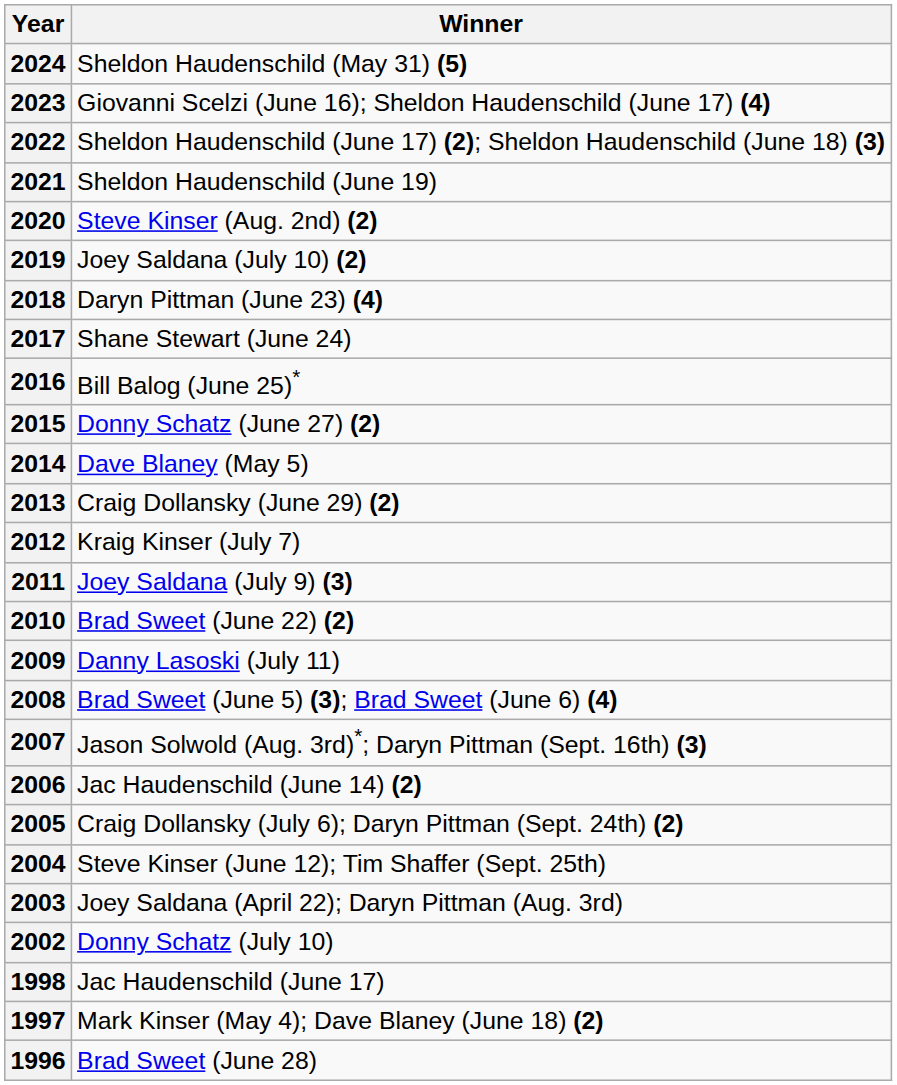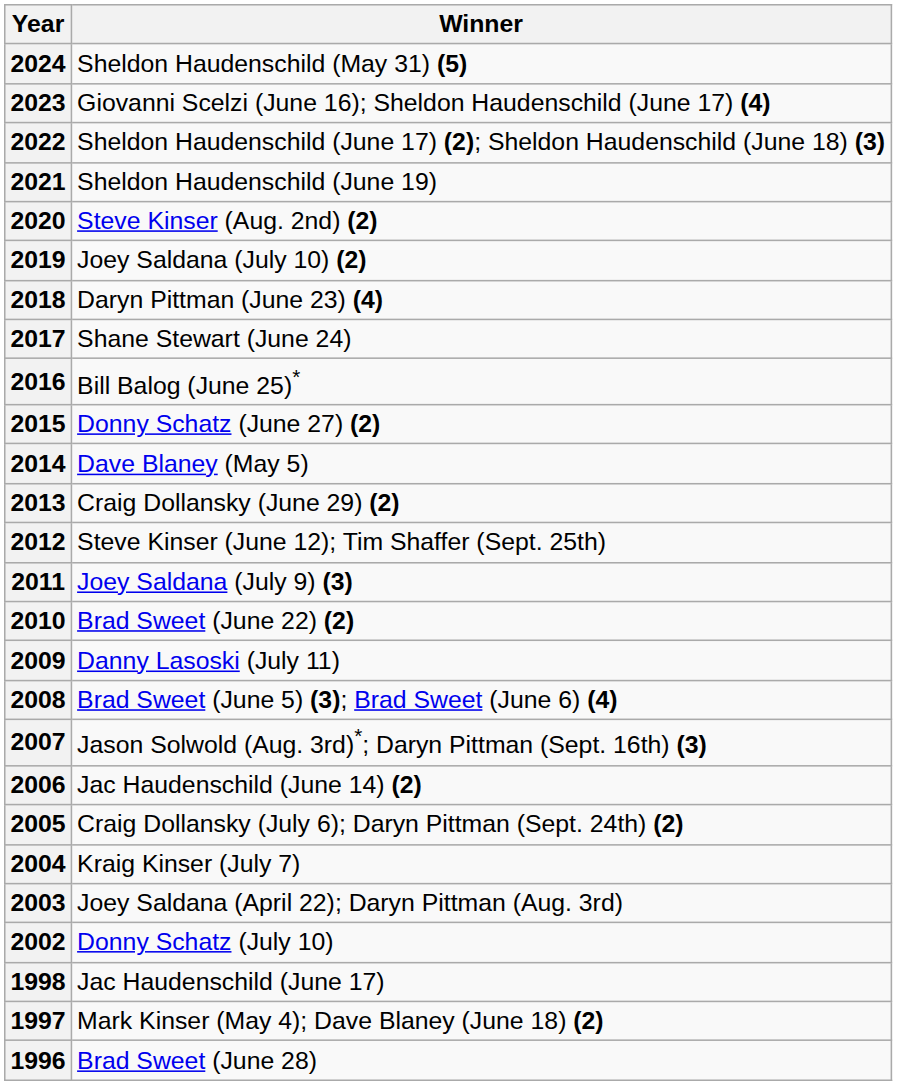(189, 542) Kraig Kinser (July 7) -> (342, 542) Steve Kinser (June 12); Tim Shaffer (Sept. 25th)
(342, 863) Steve Kinser (June 12); Tim Shaffer (Sept. 25th) -> (189, 863) Kraig Kinser (July 7)
